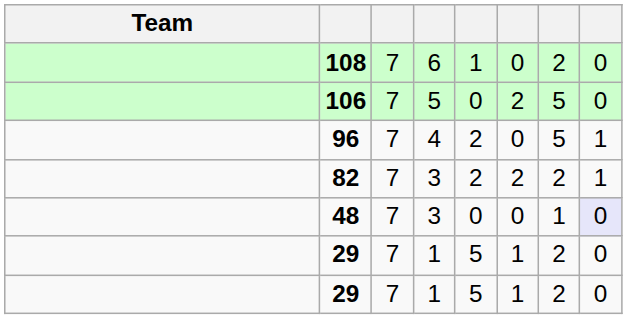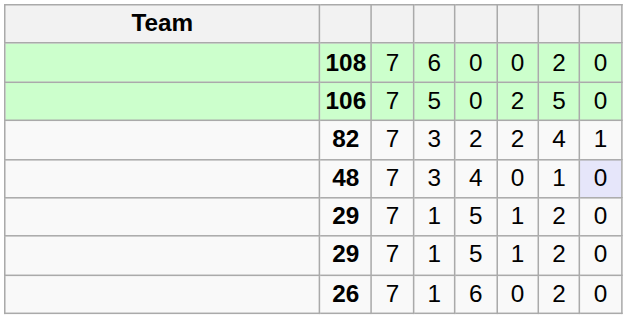(476, 62) 1 -> (476, 62) 0
- row: (346, 139)
(559, 178) 2 -> (559, 139) 4
(476, 216) 0 -> (476, 178) 4
+ row: (346, 293)
